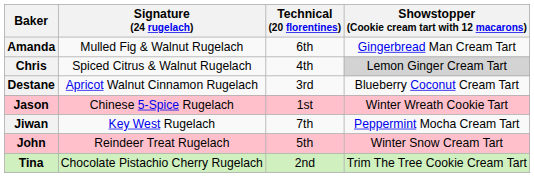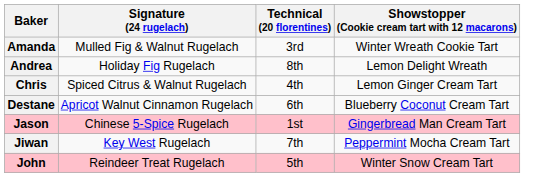(305, 47) 6th -> (295, 47) 3rd
(437, 47) Gingerbread Man Cream Tart -> (427, 47) Winter Wreath Cookie Tart
+ row: (31, 66)
(437, 66) lightgrey background -> (427, 85) no background
(305, 85) 3rd -> (295, 104) 6th
(437, 104) Winter Wreath Cookie Tart -> (427, 124) Gingerbread Man Cream Tart
- row: (31, 162)
